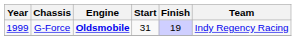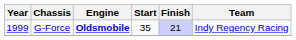(145, 28) 31 -> (145, 28) 35
(176, 28) 19 -> (176, 28) 21
